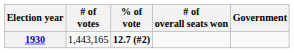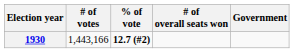(88, 39) 1,443,165 -> (88, 39) 1,443,166
